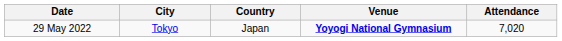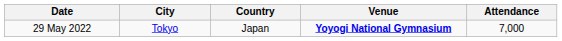(512, 28) 7,020 -> (512, 28) 7,000
